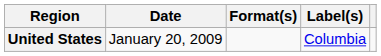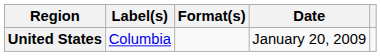columns swapped: (166, 16) <-> (335, 16)
